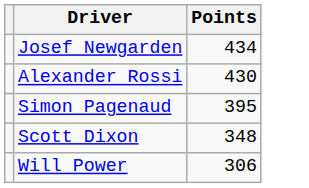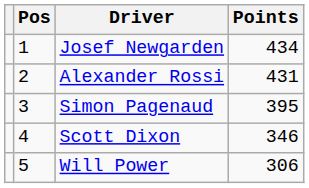+ column: (34, 20)
(241, 79) 430 -> (282, 79) 431
(241, 138) 348 -> (282, 138) 346
